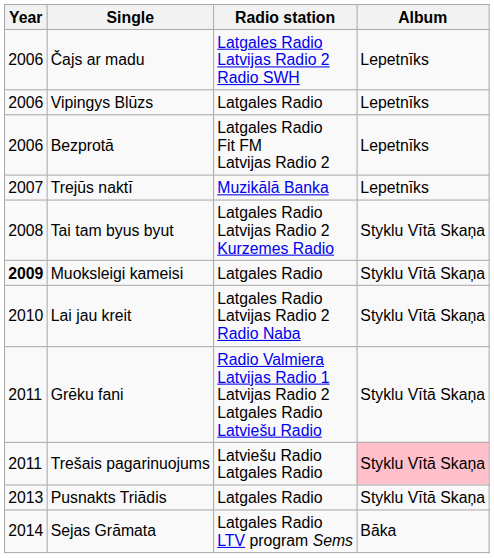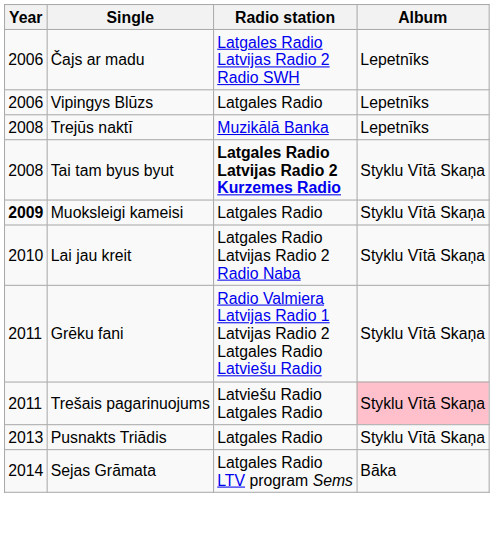- row: (82, 145)
(26, 188) 2007 -> (26, 128) 2008
(276, 231) normal -> (279, 170) bold
